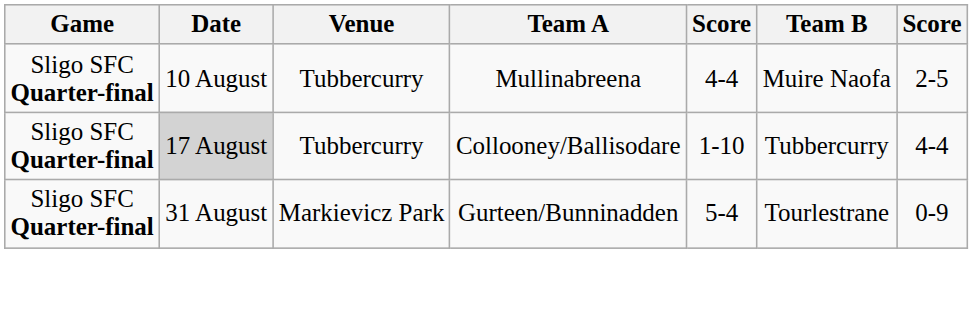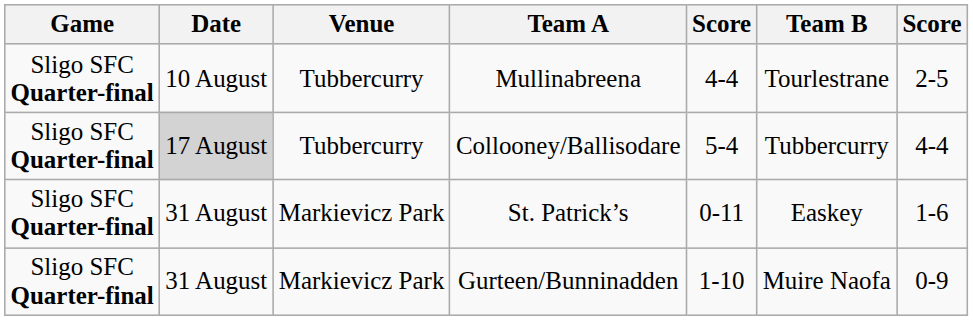(827, 77) Muire Naofa -> (827, 77) Tourlestrane
(722, 145) 1-10 -> (722, 145) 5-4
+ row: (568, 213)
(722, 213) 5-4 -> (722, 280) 1-10
(827, 213) Tourlestrane -> (827, 280) Muire Naofa
